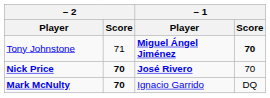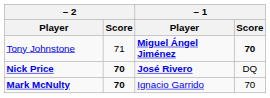(250, 69) 70 -> (250, 69) DQ
(250, 85) DQ -> (250, 85) 70
